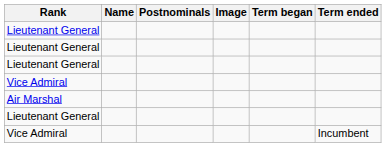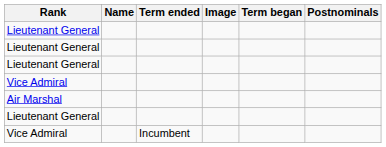columns swapped: (175, 13) <-> (348, 13)
